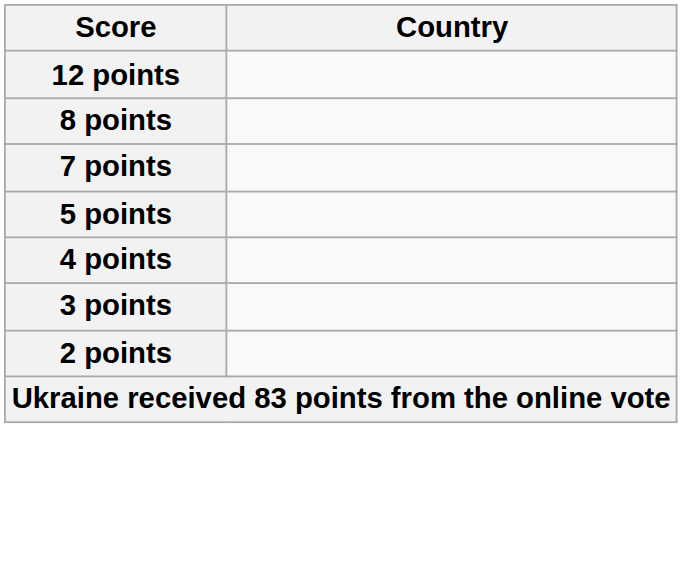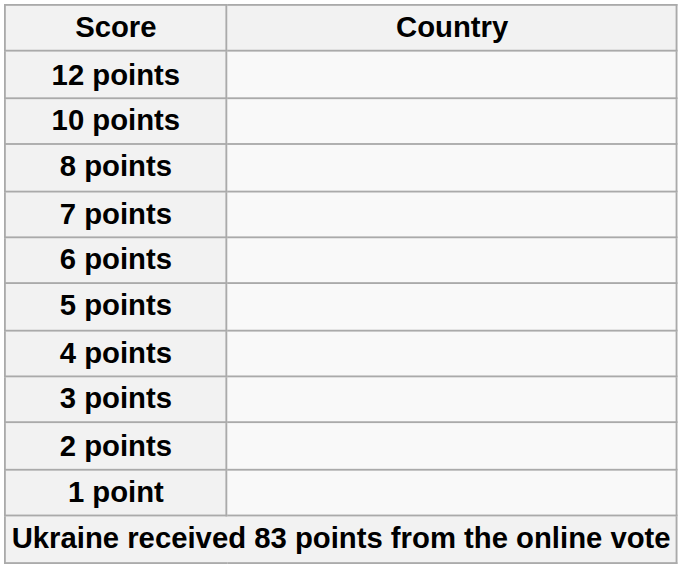+ row: (116, 120)
+ row: (116, 259)
+ row: (116, 492)
